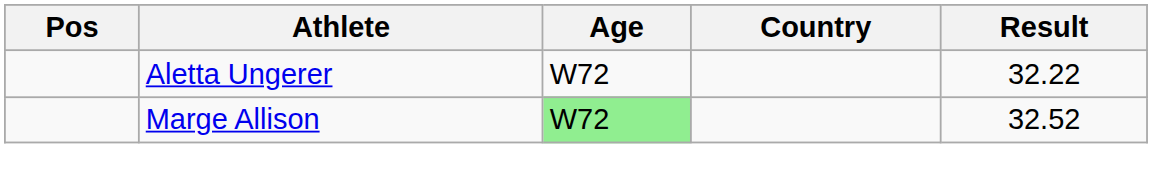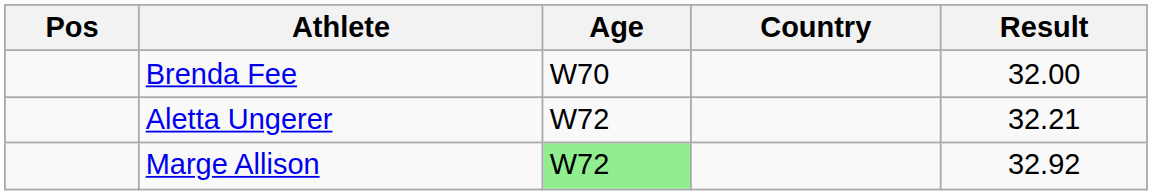+ row: (221, 73)
(1044, 73) 32.22 -> (1044, 119) 32.21
(1044, 119) 32.52 -> (1044, 165) 32.92
